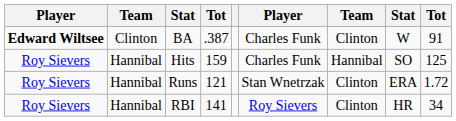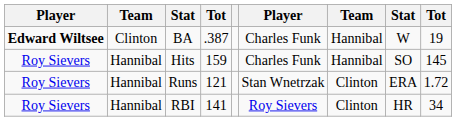(357, 37) Clinton -> (357, 37) Hannibal
(436, 37) 91 -> (436, 37) 19
(436, 60) 125 -> (436, 60) 145
